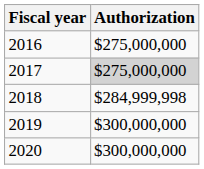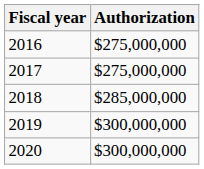(140, 71) lightgrey background -> (140, 71) no background
(140, 97) $284,999,998 -> (140, 97) $285,000,000
